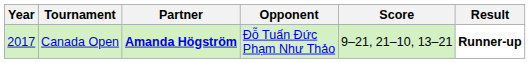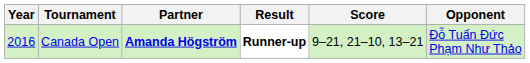columns swapped: (289, 15) <-> (490, 15)
(21, 41) 2017 -> (21, 41) 2016
